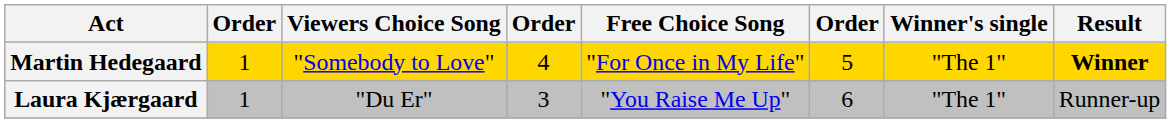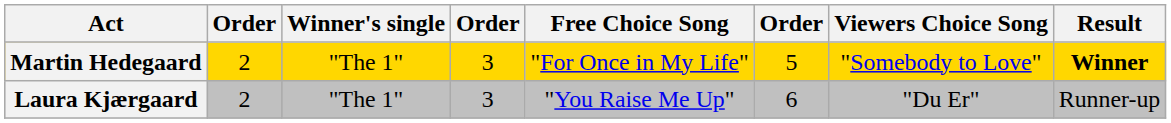columns swapped: (394, 23) <-> (969, 23)
(244, 61) 1 -> (244, 61) 2
(544, 61) 4 -> (488, 61) 3
(244, 99) 1 -> (244, 99) 2
